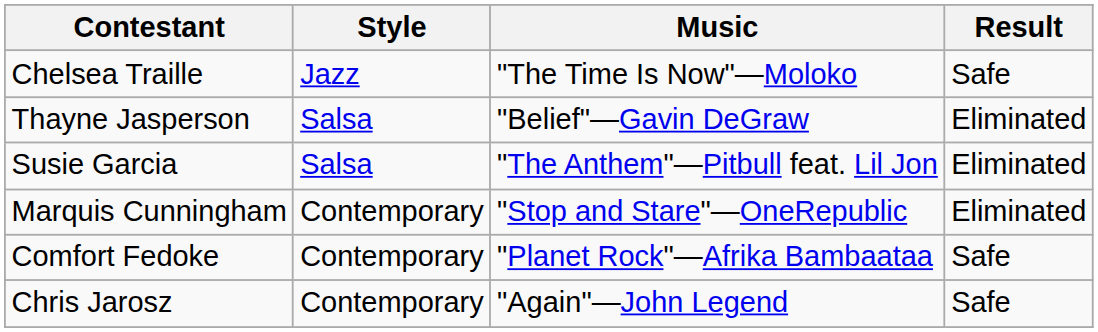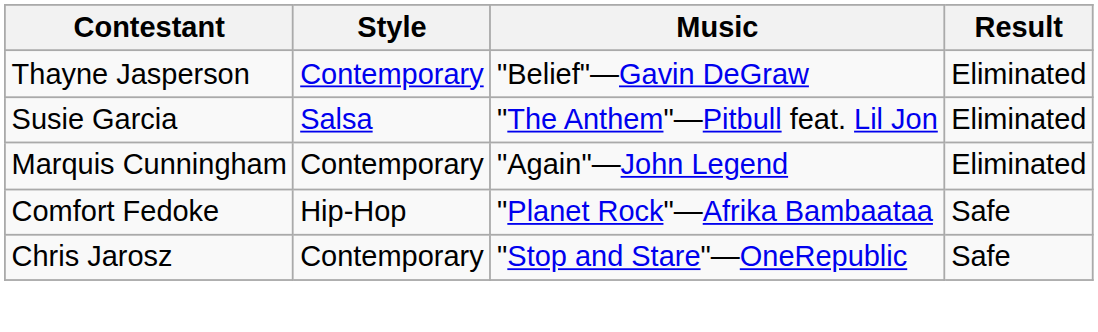- row: (107, 73)
(336, 119) Salsa -> (392, 73) Contemporary
(702, 211) "Stop and Stare"—OneRepublic -> (643, 165) "Again"—John Legend
(392, 257) Contemporary -> (353, 211) Hip-Hop
(643, 303) "Again"—John Legend -> (702, 257) "Stop and Stare"—OneRepublic
